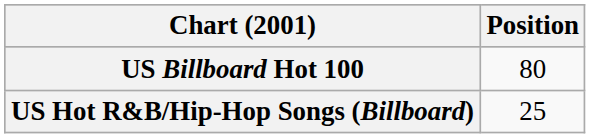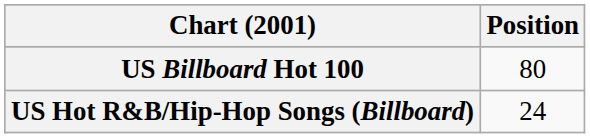(533, 111) 25 -> (533, 111) 24
